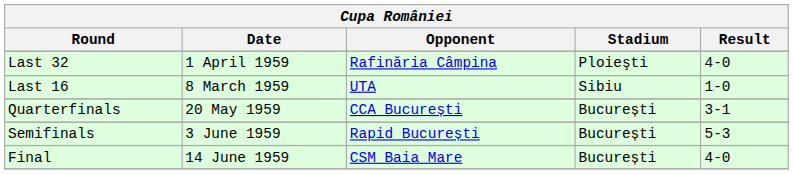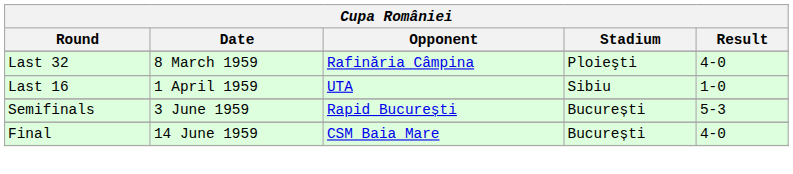(237, 63) 1 April 1959 -> (206, 63) 8 March 1959
(237, 87) 8 March 1959 -> (206, 87) 1 April 1959
- row: (64, 110)
